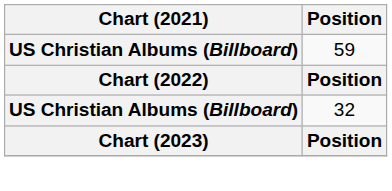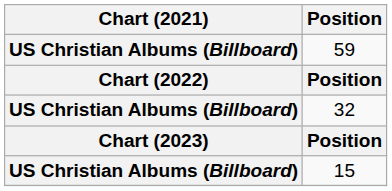+ row: (344, 170)
